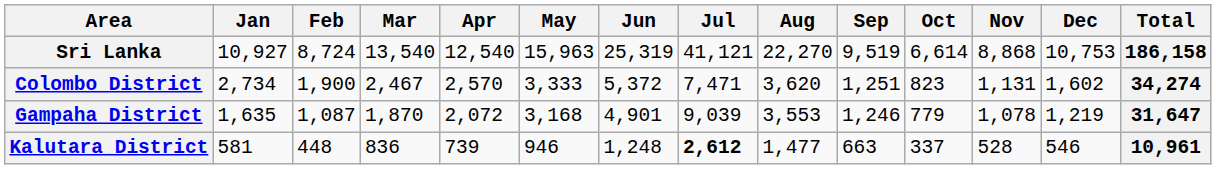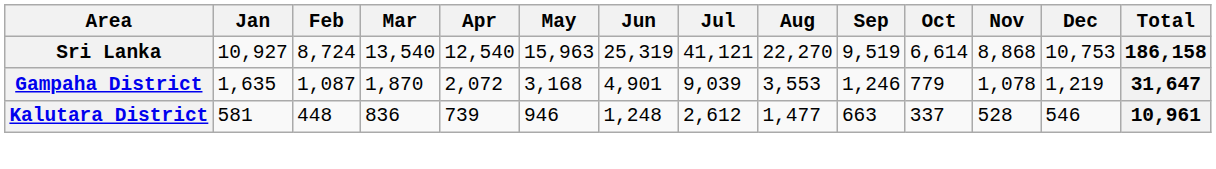- row: (109, 84)
(712, 148) bold -> (712, 116) normal
